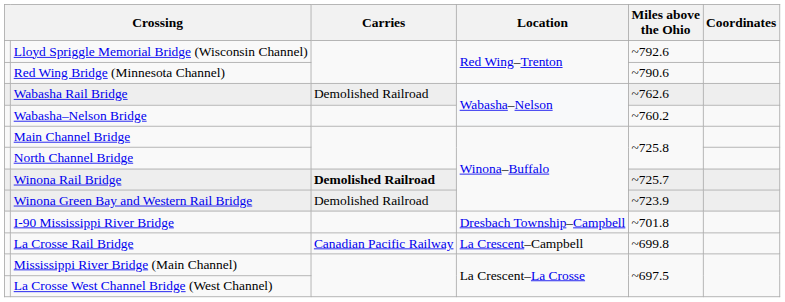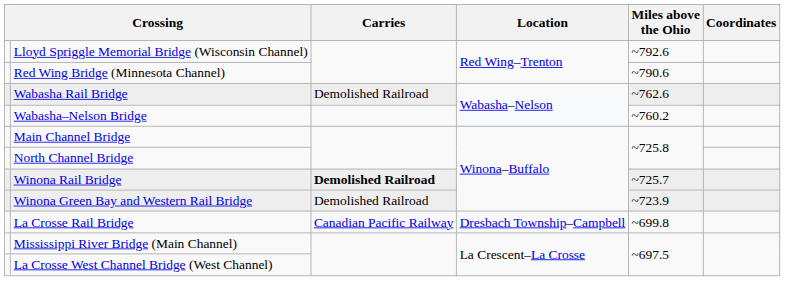- row: (94, 222)
(521, 243) La Crescent–Campbell -> (542, 222) Dresbach Township–Campbell
